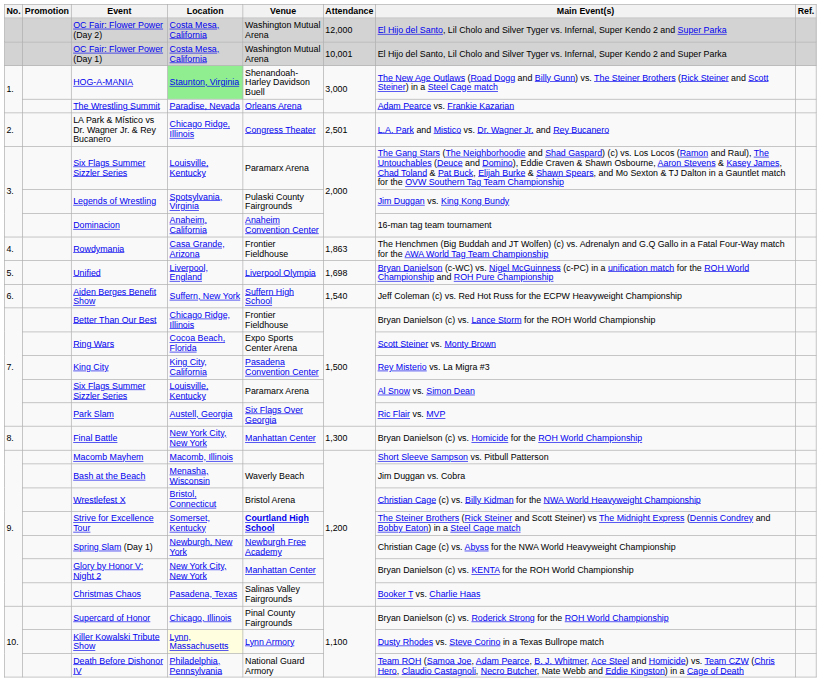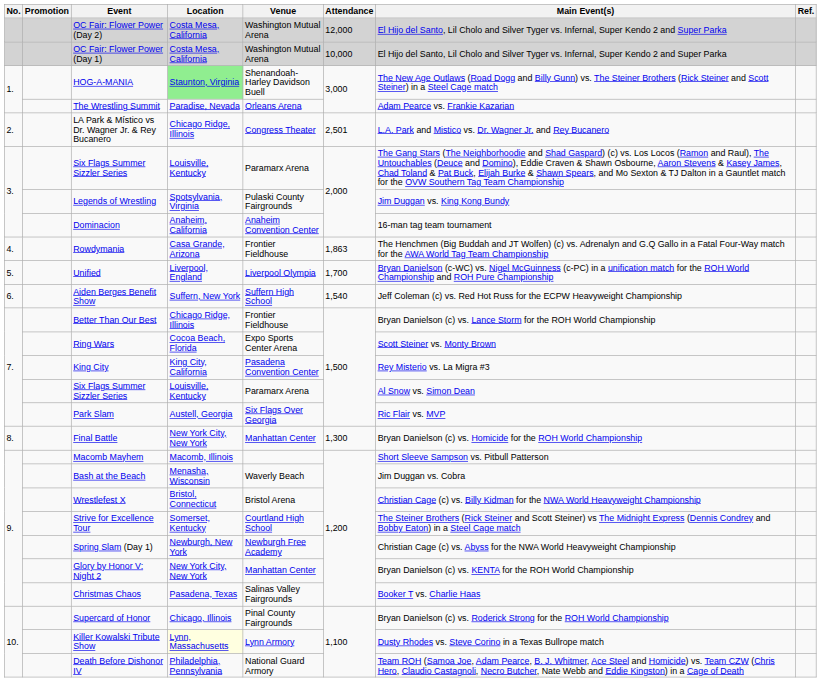(339, 53) 10,001 -> (339, 53) 10,000
(336, 272) 1,698 -> (336, 272) 1,700
(277, 523) bold -> (275, 523) normal
